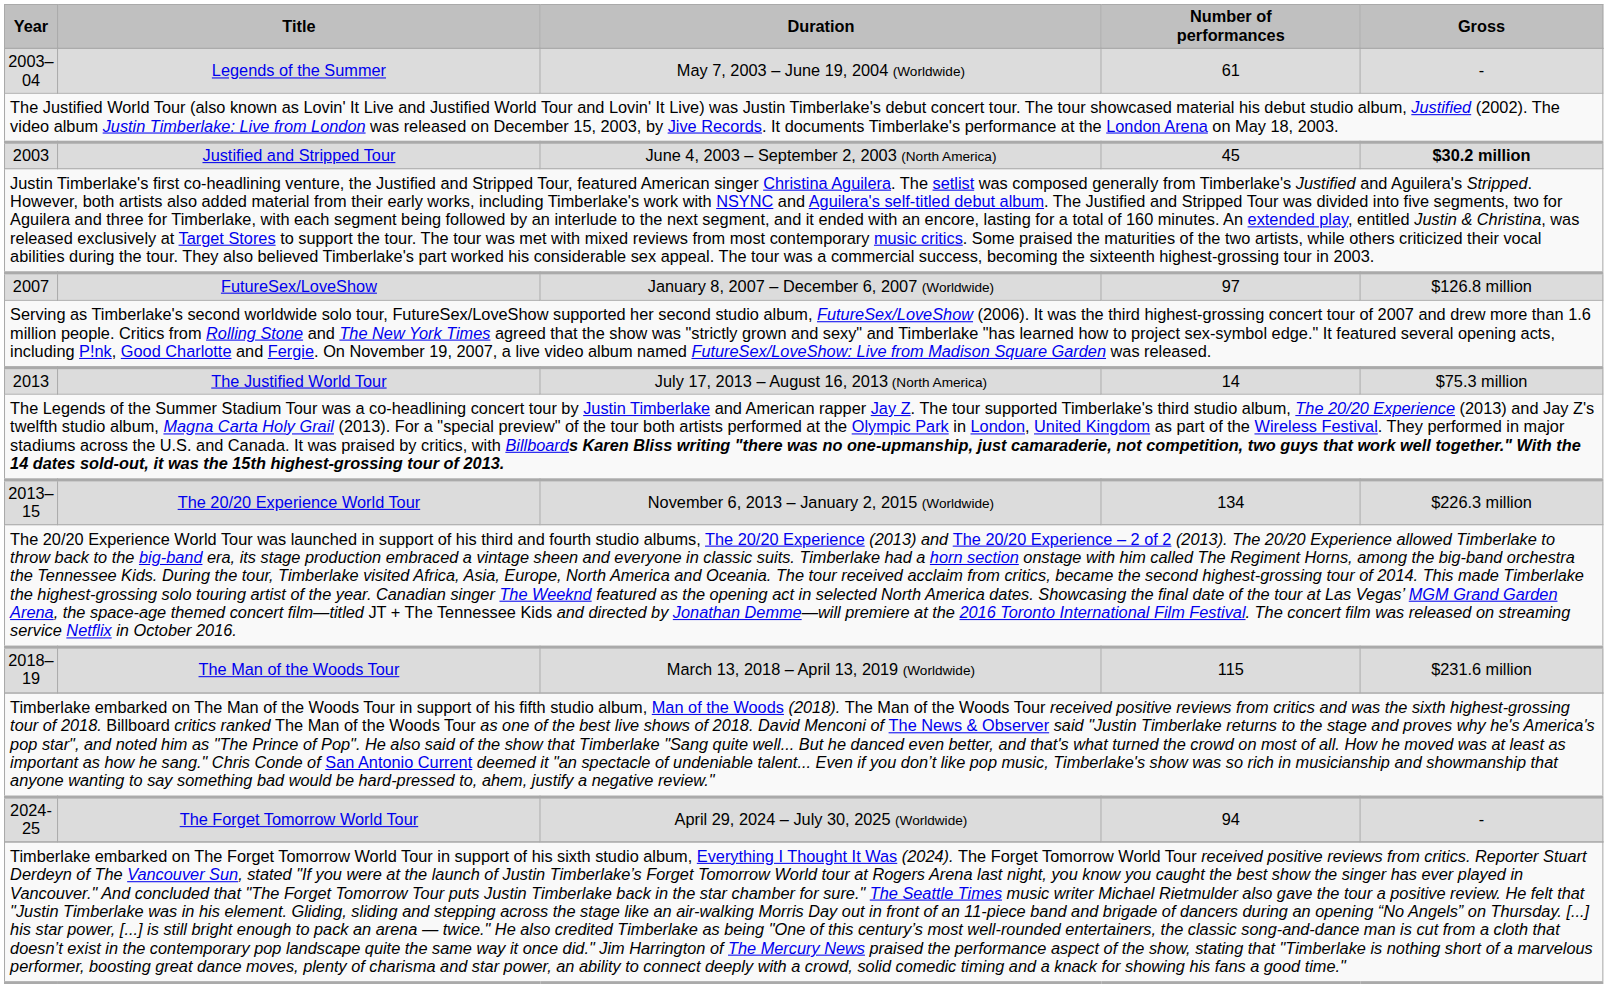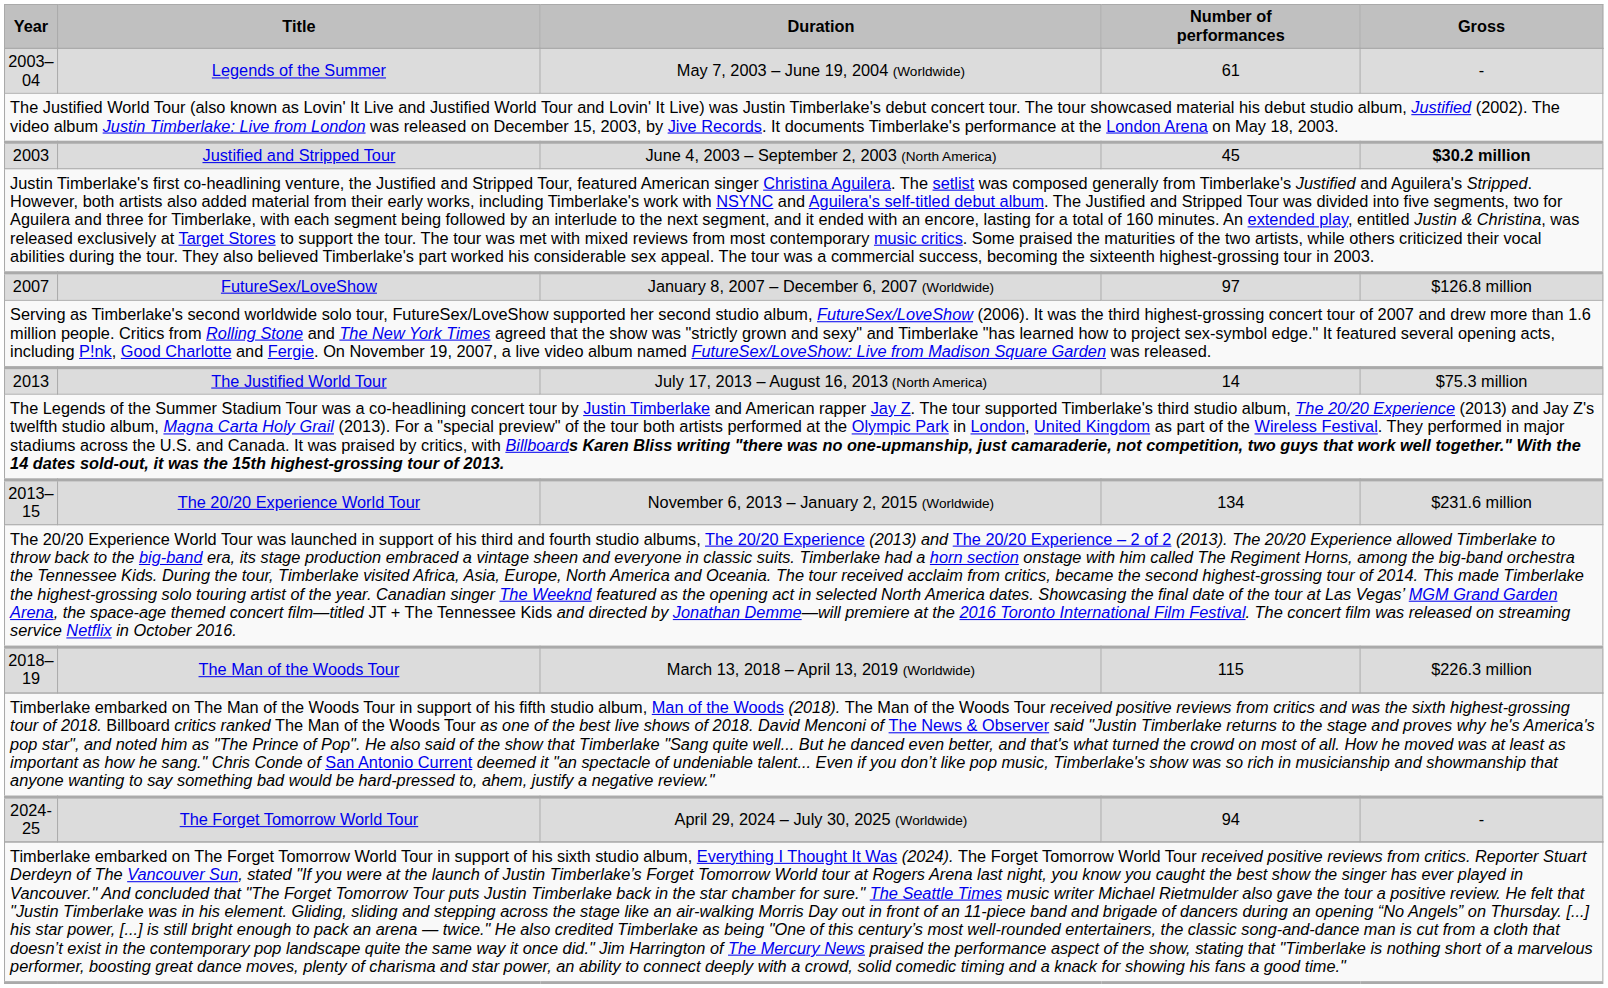(1482, 502) $226.3 million -> (1482, 502) $231.6 million
(1482, 670) $231.6 million -> (1482, 670) $226.3 million
